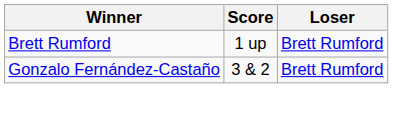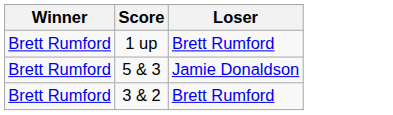+ row: (141, 69)
(114, 69) Gonzalo Fernández-Castaño -> (60, 95) Brett Rumford
